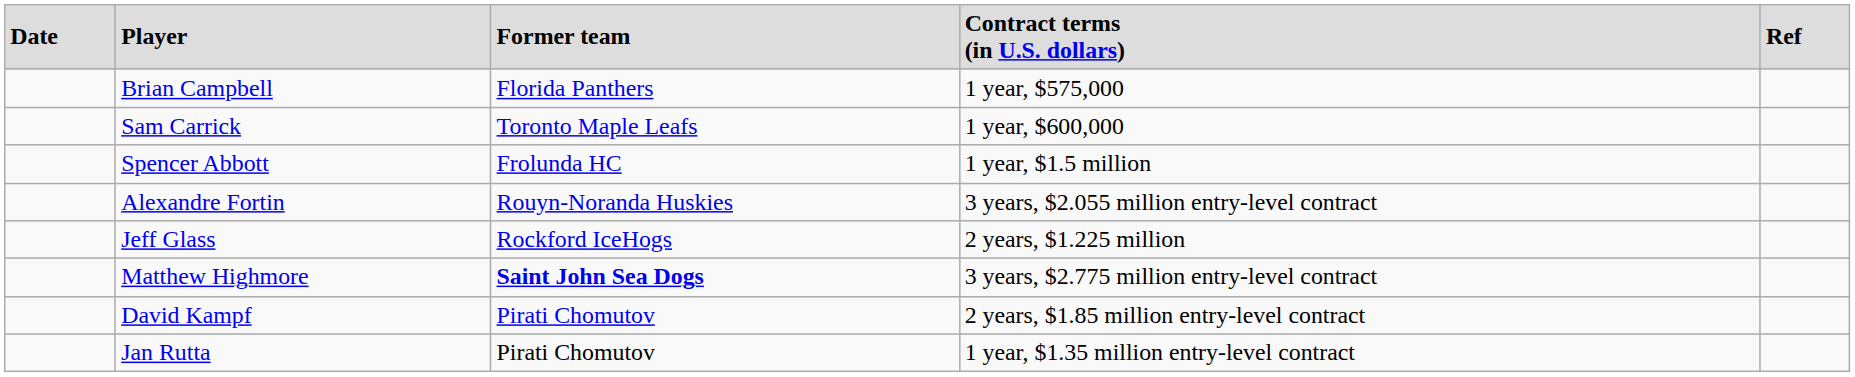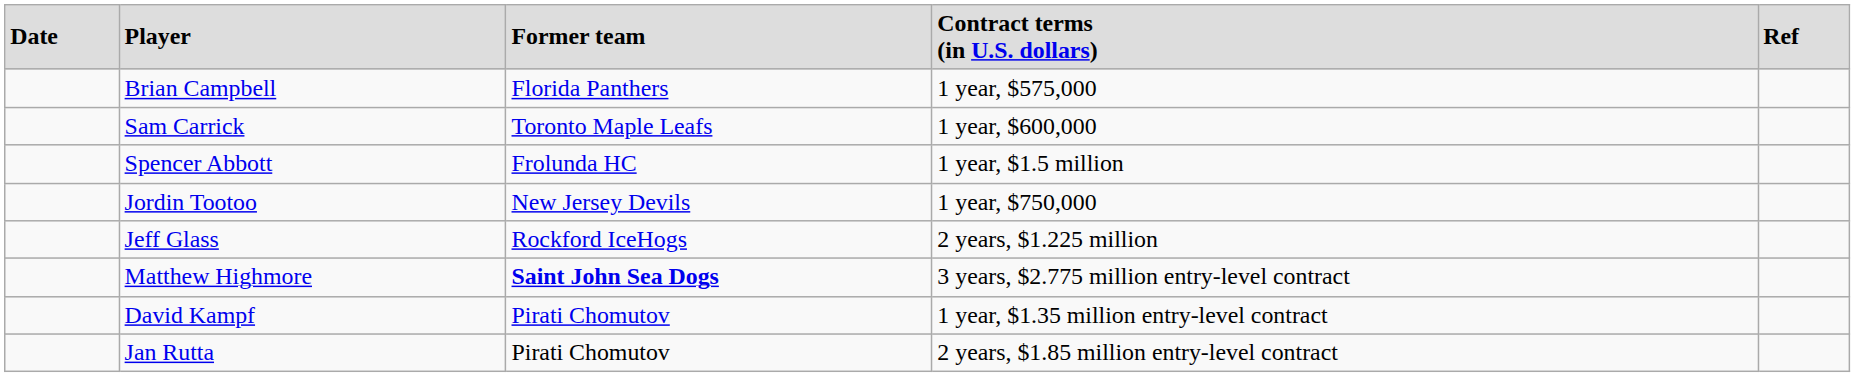+ row: (191, 201)
- row: (203, 201)
(1165, 314) 2 years, $1.85 million entry-level contract -> (1132, 314) 1 year, $1.35 million entry-level contract
(1160, 352) 1 year, $1.35 million entry-level contract -> (1138, 352) 2 years, $1.85 million entry-level contract
